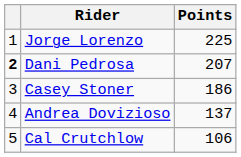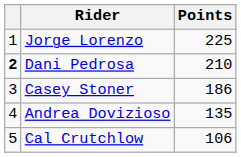(219, 66) 207 -> (219, 66) 210
(219, 115) 137 -> (219, 115) 135
